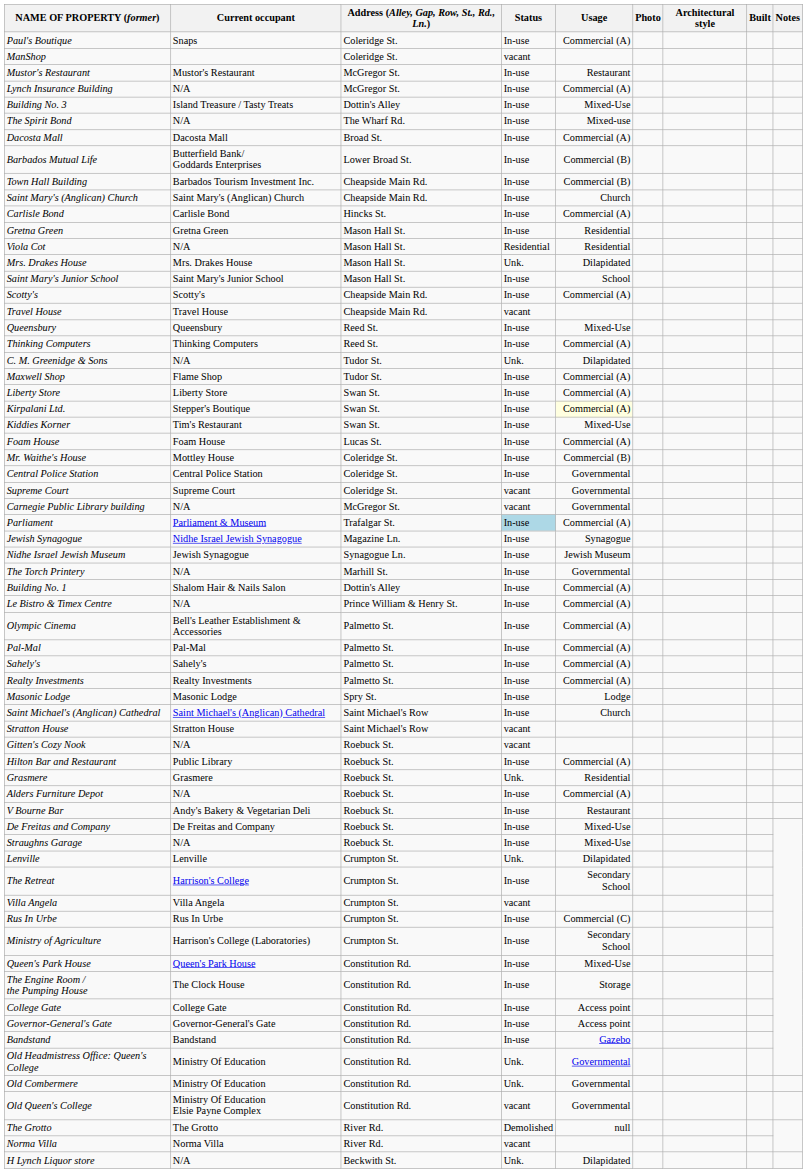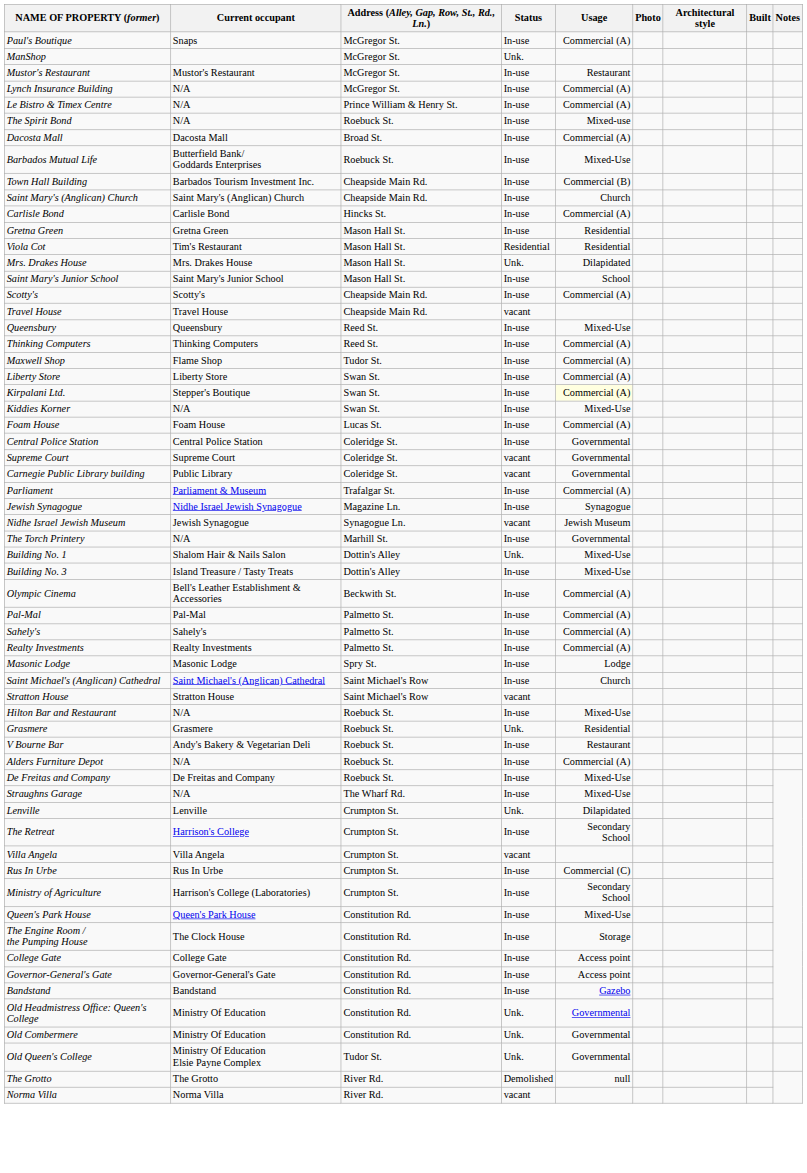(370, 40) Coleridge St. -> (372, 40) McGregor St.
(370, 56) Coleridge St. -> (372, 56) McGregor St.
(517, 56) vacant -> (514, 56) Unk.
rows swapped: (59, 604) <-> (37, 105)
(374, 121) The Wharf Rd. -> (368, 121) Roebuck St.
(377, 159) Lower Broad St. -> (368, 159) Roebuck St.
(597, 159) Commercial (B) -> (607, 159) Mixed-Use
(182, 246) N/A -> (207, 246) Tim's Restaurant
- row: (57, 360)
(207, 425) Tim's Restaurant -> (182, 409) N/A
- row: (46, 457)
(182, 506) N/A -> (203, 474) Public Library
(372, 506) McGregor St. -> (370, 474) Coleridge St.
(516, 522) lightblue background -> (516, 490) no background
(516, 555) In-use -> (517, 522) vacant
(516, 587) In-use -> (514, 555) Unk.
(597, 587) Commercial (A) -> (607, 555) Mixed-Use
(369, 626) Palmetto St. -> (370, 593) Beckwith St.
- row: (46, 745)
(203, 761) Public Library -> (182, 713) N/A
(597, 761) Commercial (A) -> (607, 713) Mixed-Use
rows swapped: (55, 794) <-> (35, 810)
(368, 842) Roebuck St. -> (374, 794) The Wharf Rd.
(377, 1105) Constitution Rd. -> (363, 1057) Tudor St.
(517, 1105) vacant -> (514, 1057) Unk.
- row: (51, 1160)
